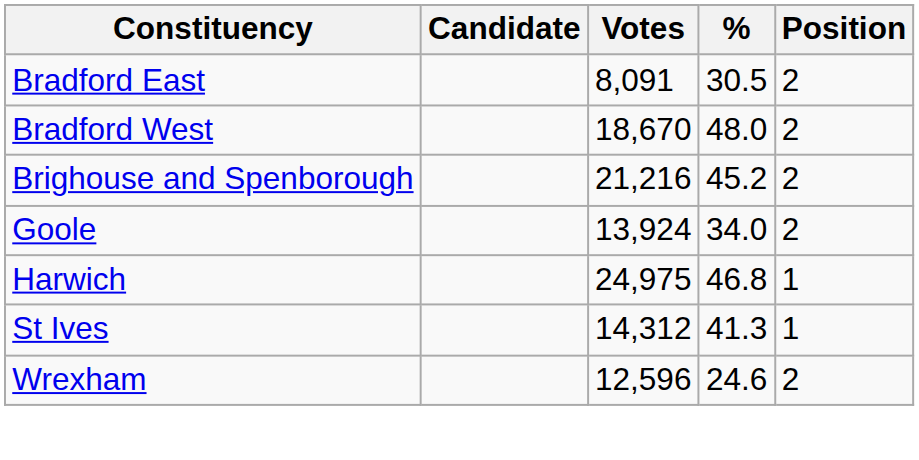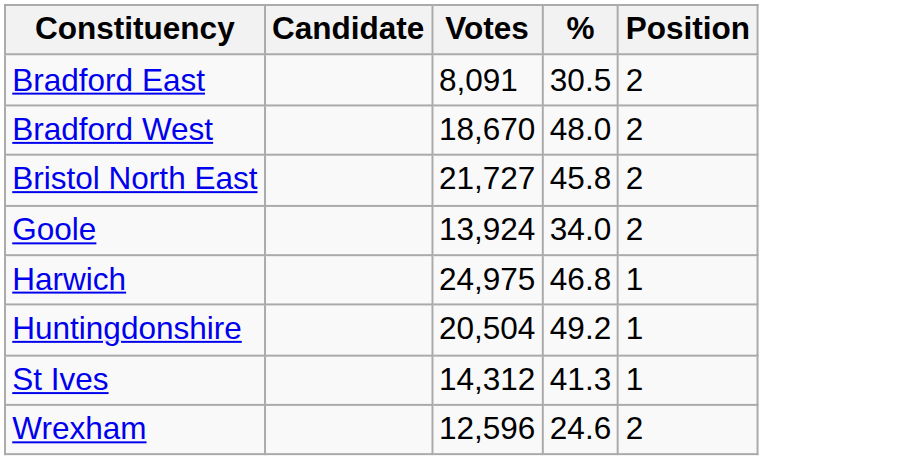- row: (213, 179)
+ row: (135, 179)
+ row: (127, 329)
